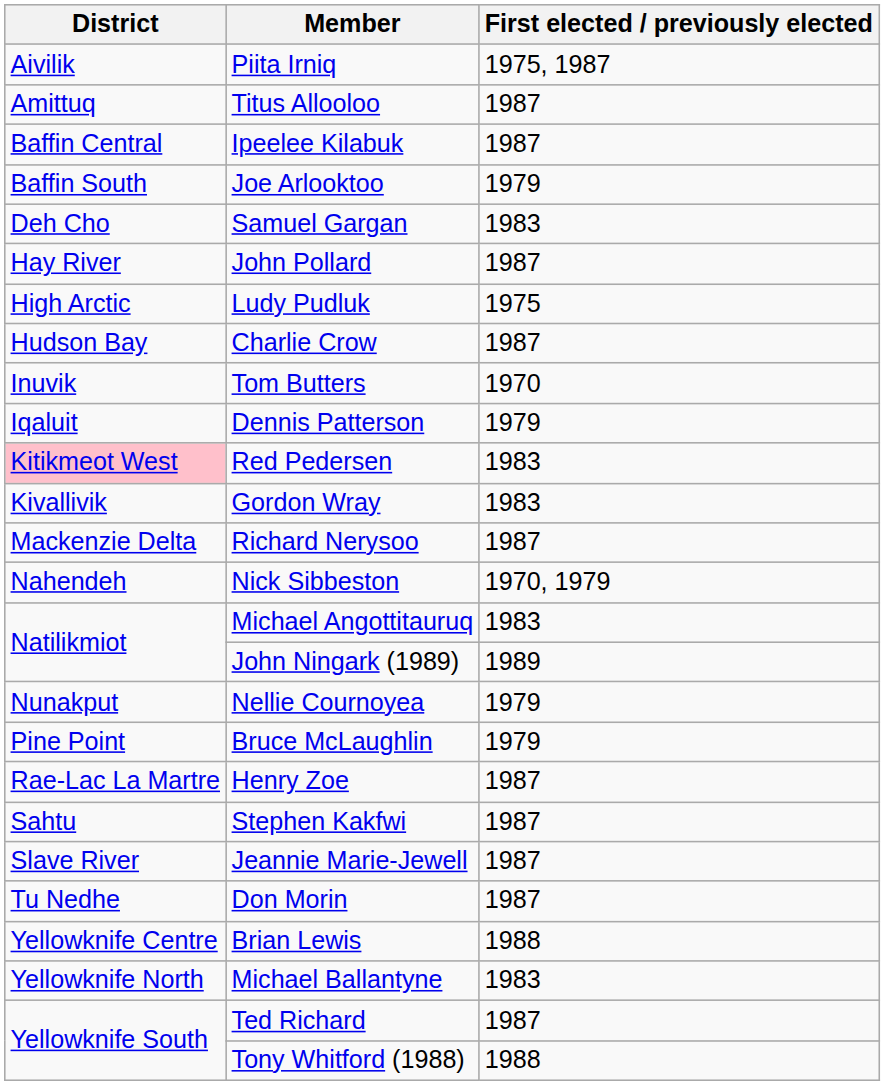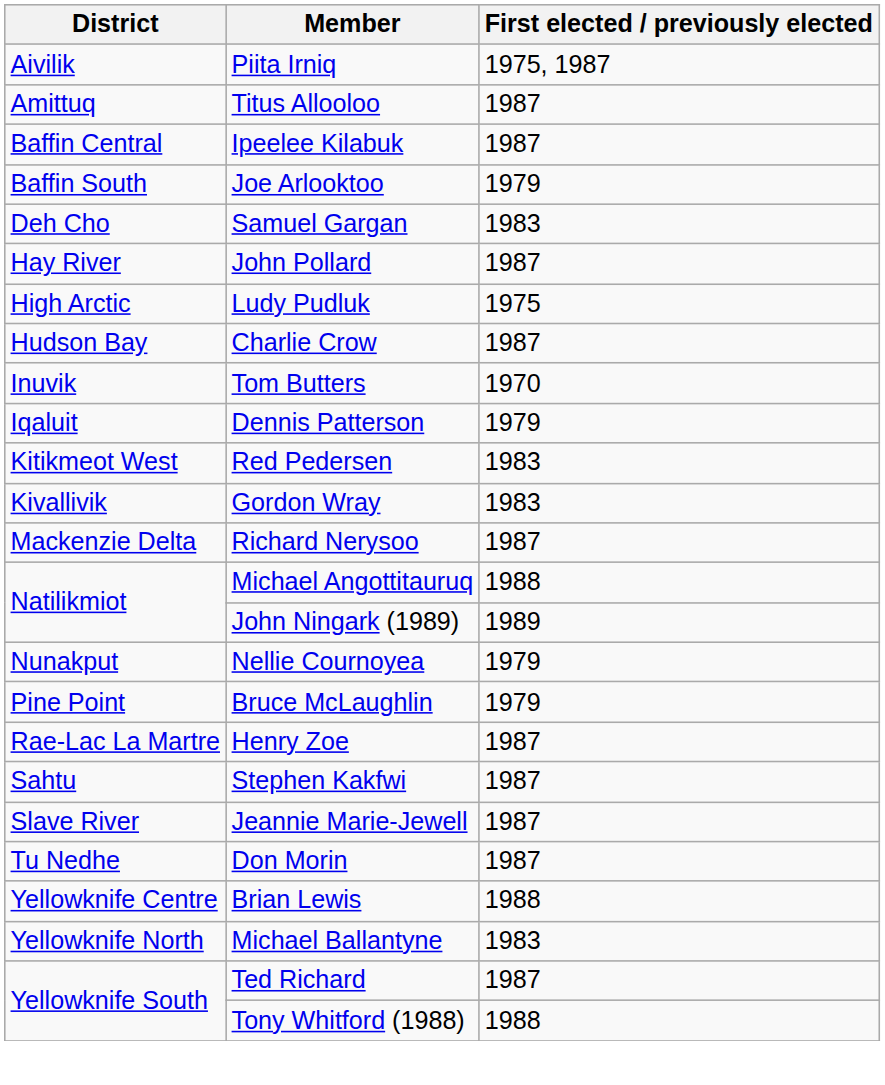(94, 462) pink background -> (94, 462) no background
- row: (315, 582)
(513, 622) 1983 -> (513, 582) 1988
